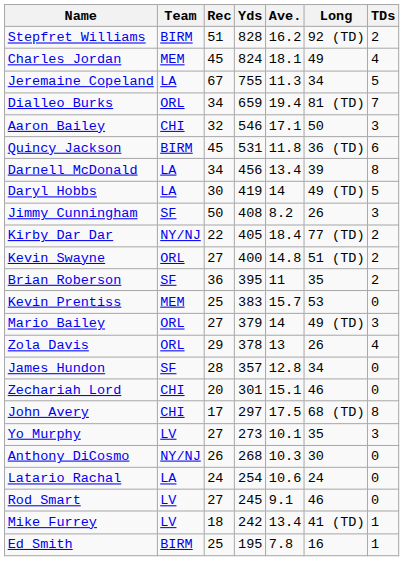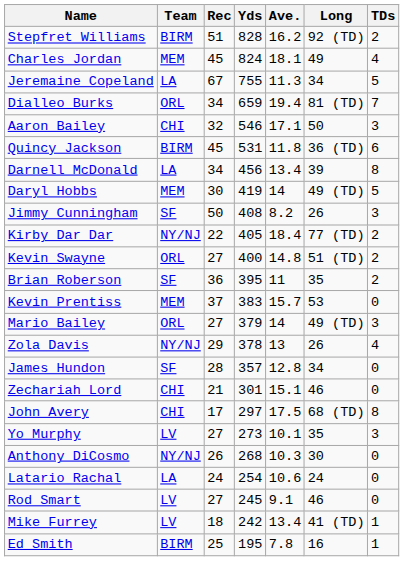(168, 192) LA -> (172, 192) MEM
(215, 302) 25 -> (215, 302) 37
(172, 346) ORL -> (181, 346) NY/NJ
(215, 390) 20 -> (215, 390) 21
